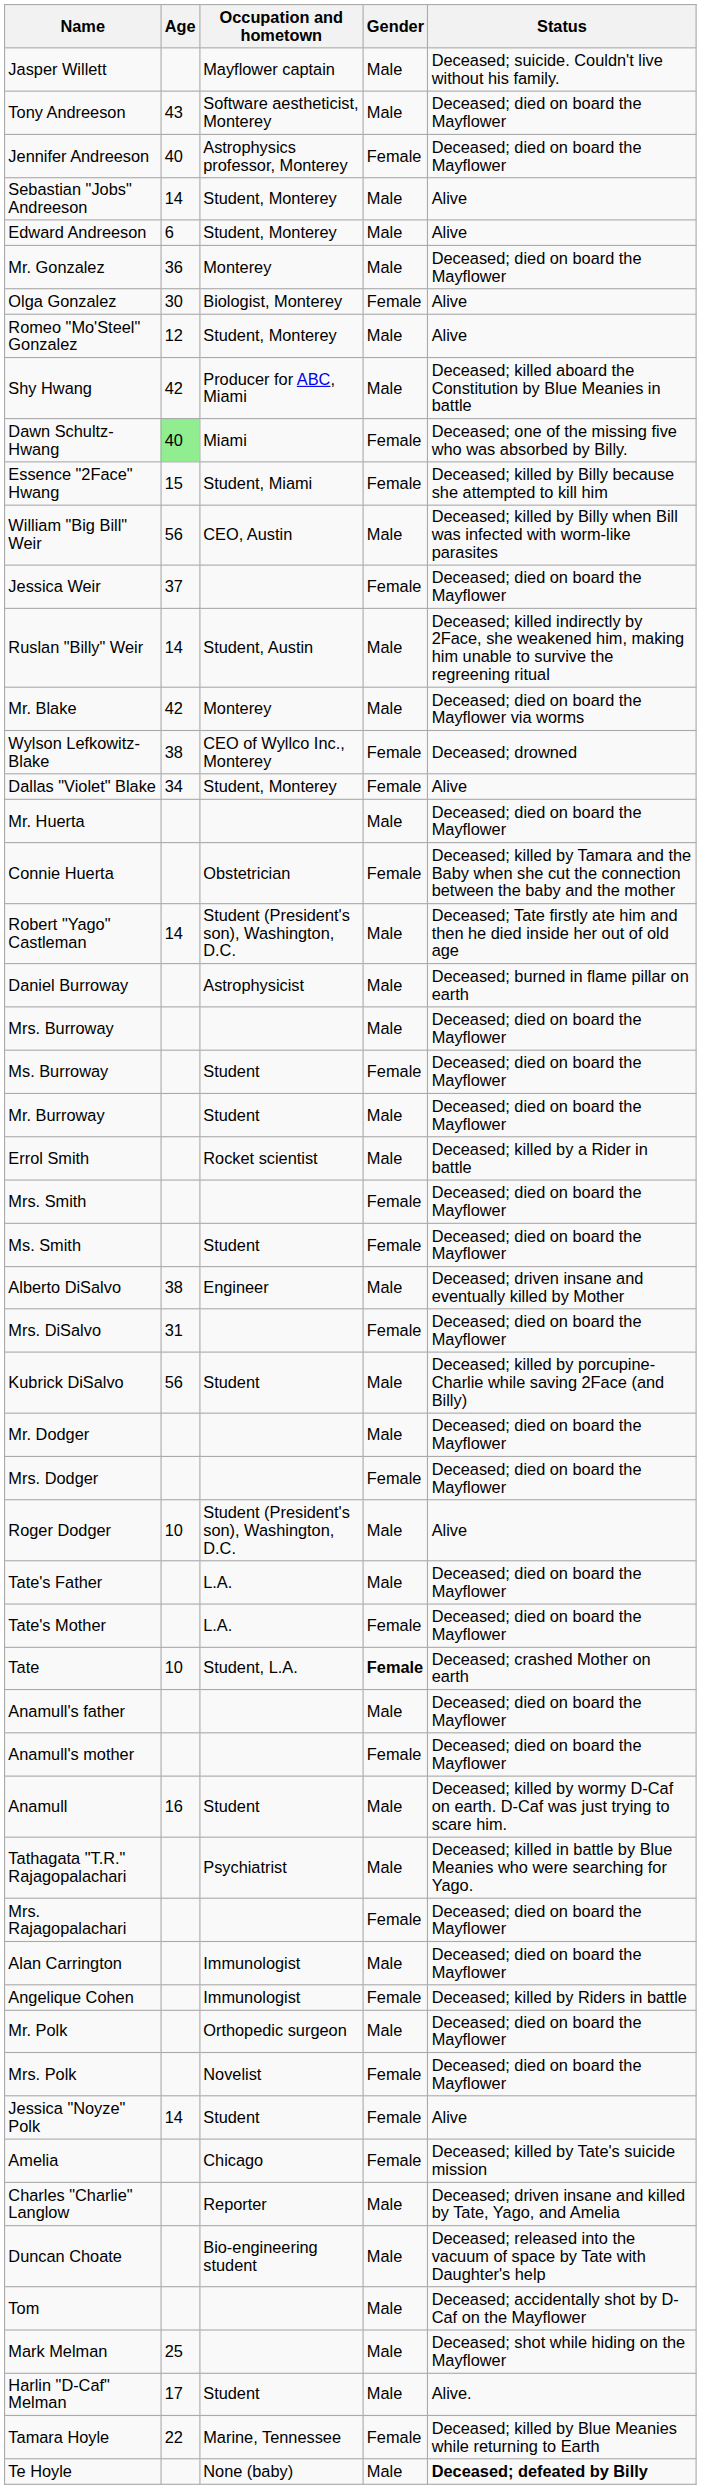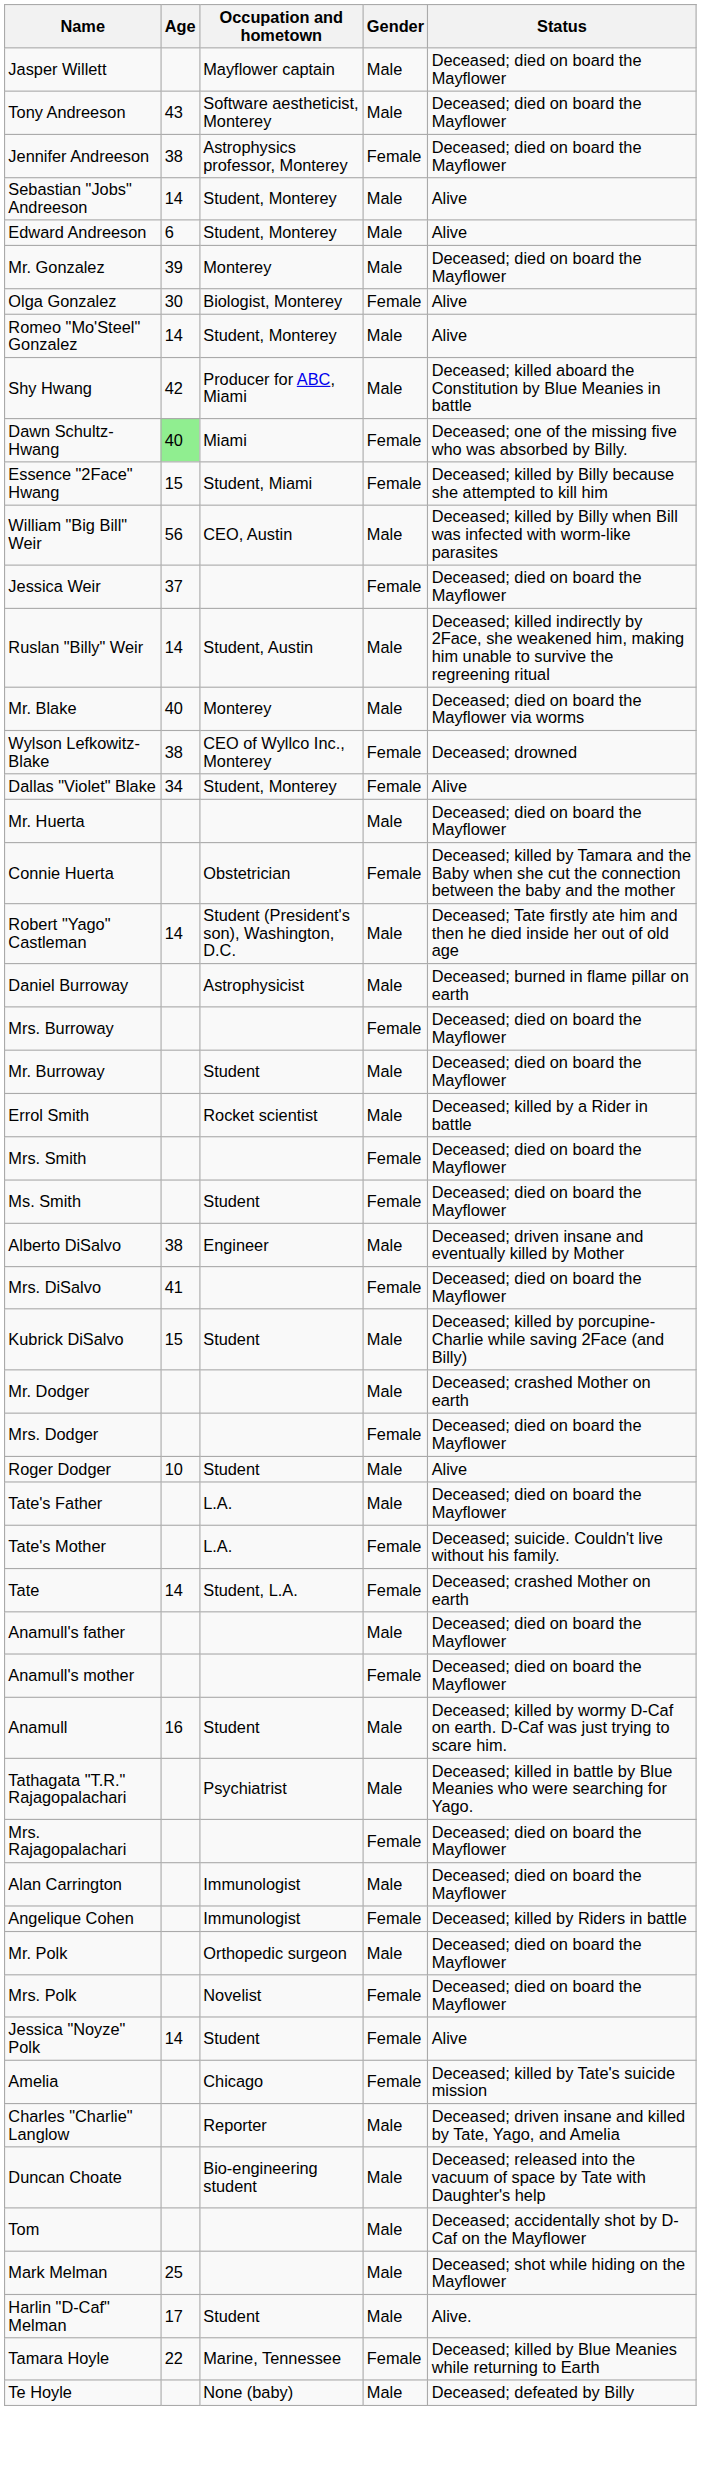(547, 69) Deceased; suicide. Couldn't live without his family. -> (537, 69) Deceased; died on board the Mayflower
(174, 155) 40 -> (174, 155) 38
(174, 267) 36 -> (174, 267) 39
(174, 336) 12 -> (174, 336) 14
(174, 709) 42 -> (174, 709) 40
(385, 1028) Male -> (394, 1028) Female
- row: (58, 1072)
(174, 1331) 31 -> (174, 1287) 41
(174, 1383) 56 -> (174, 1339) 15
(537, 1435) Deceased; died on board the Mayflower -> (541, 1391) Deceased; crashed Mother on earth
(277, 1530) Student (President's son), Washington, D.C. -> (231, 1469) Student
(537, 1625) Deceased; died on board the Mayflower -> (547, 1546) Deceased; suicide. Couldn't live without his family.
(174, 1668) 10 -> (174, 1589) 14
(395, 1668) bold -> (394, 1589) normal
(540, 2471) bold -> (533, 2393) normal
